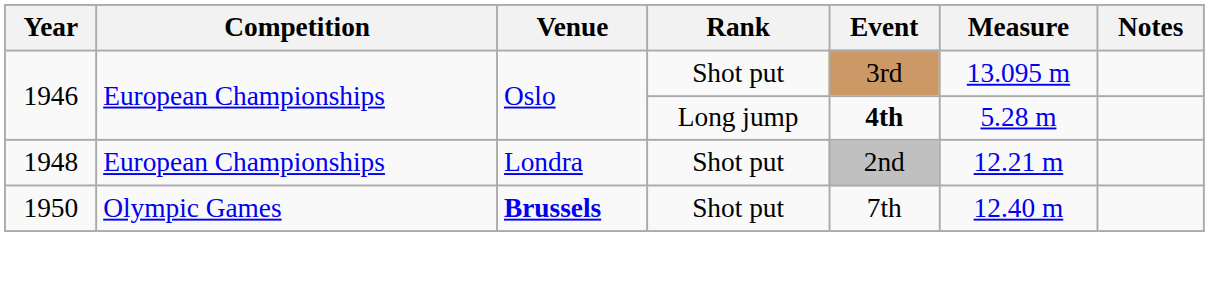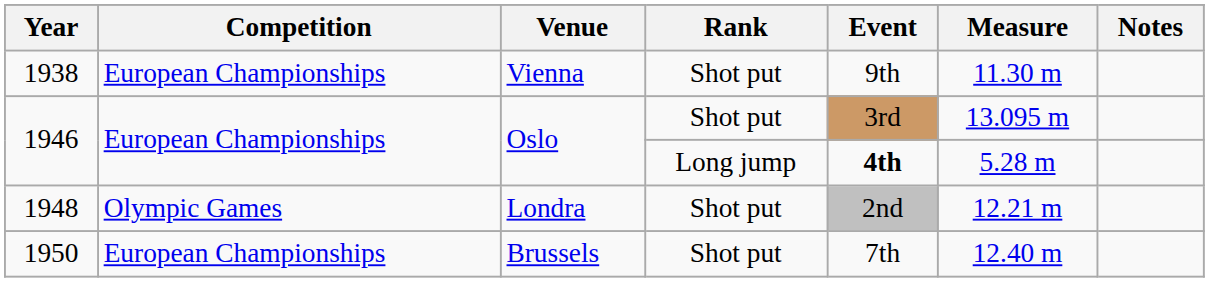+ row: (51, 72)
(244, 162) European Championships -> (193, 207) Olympic Games
(192, 207) Olympic Games -> (245, 253) European Championships
(553, 207) bold -> (553, 253) normal
